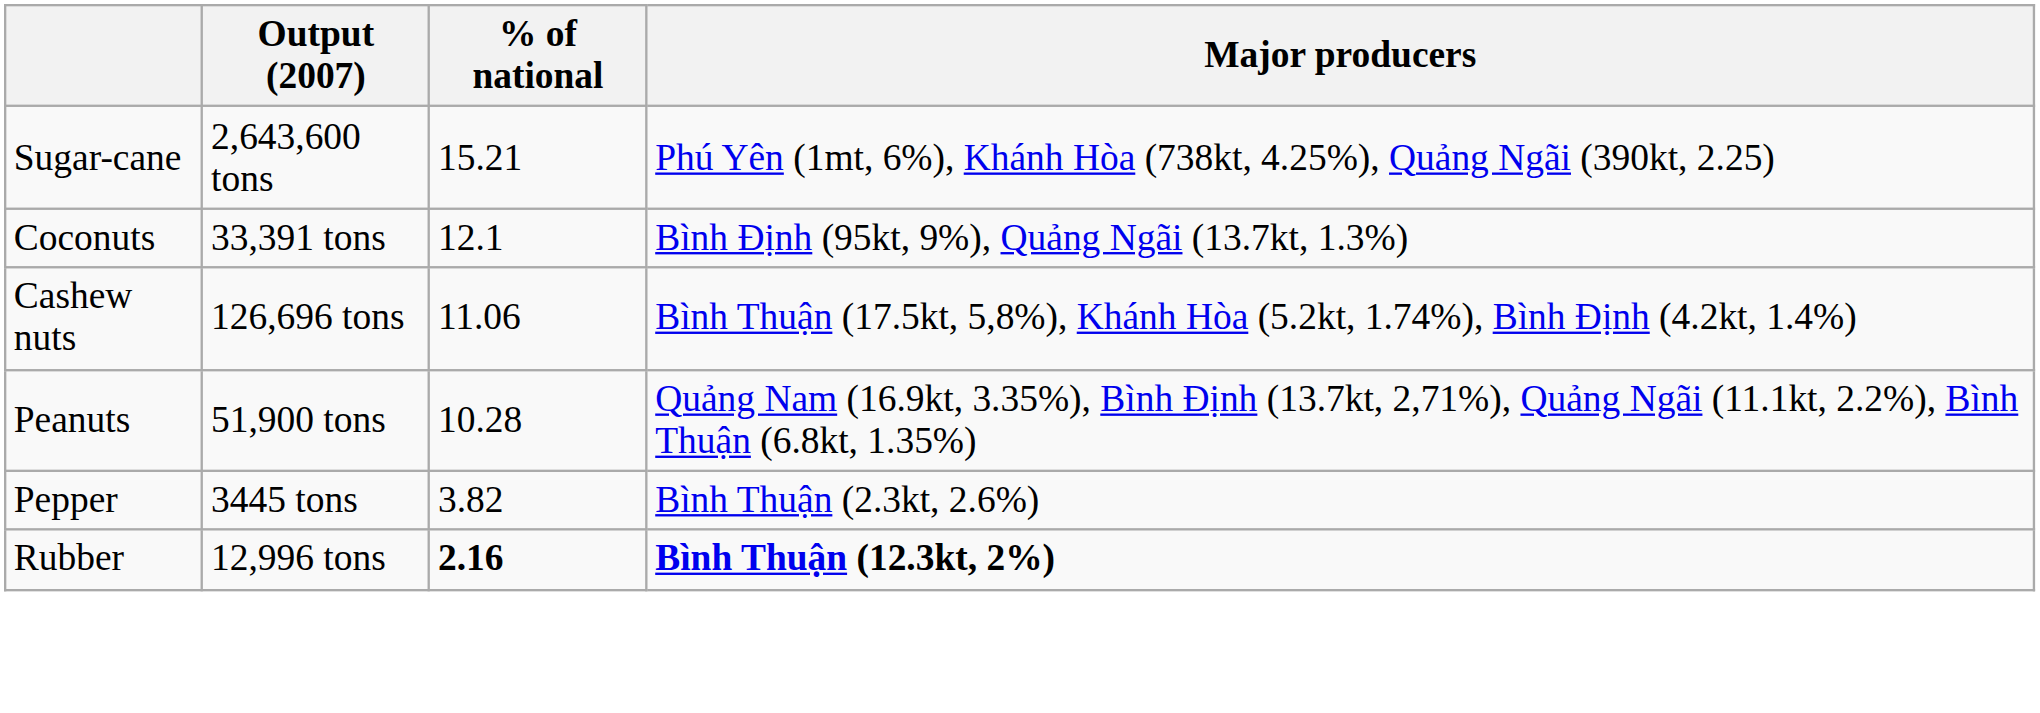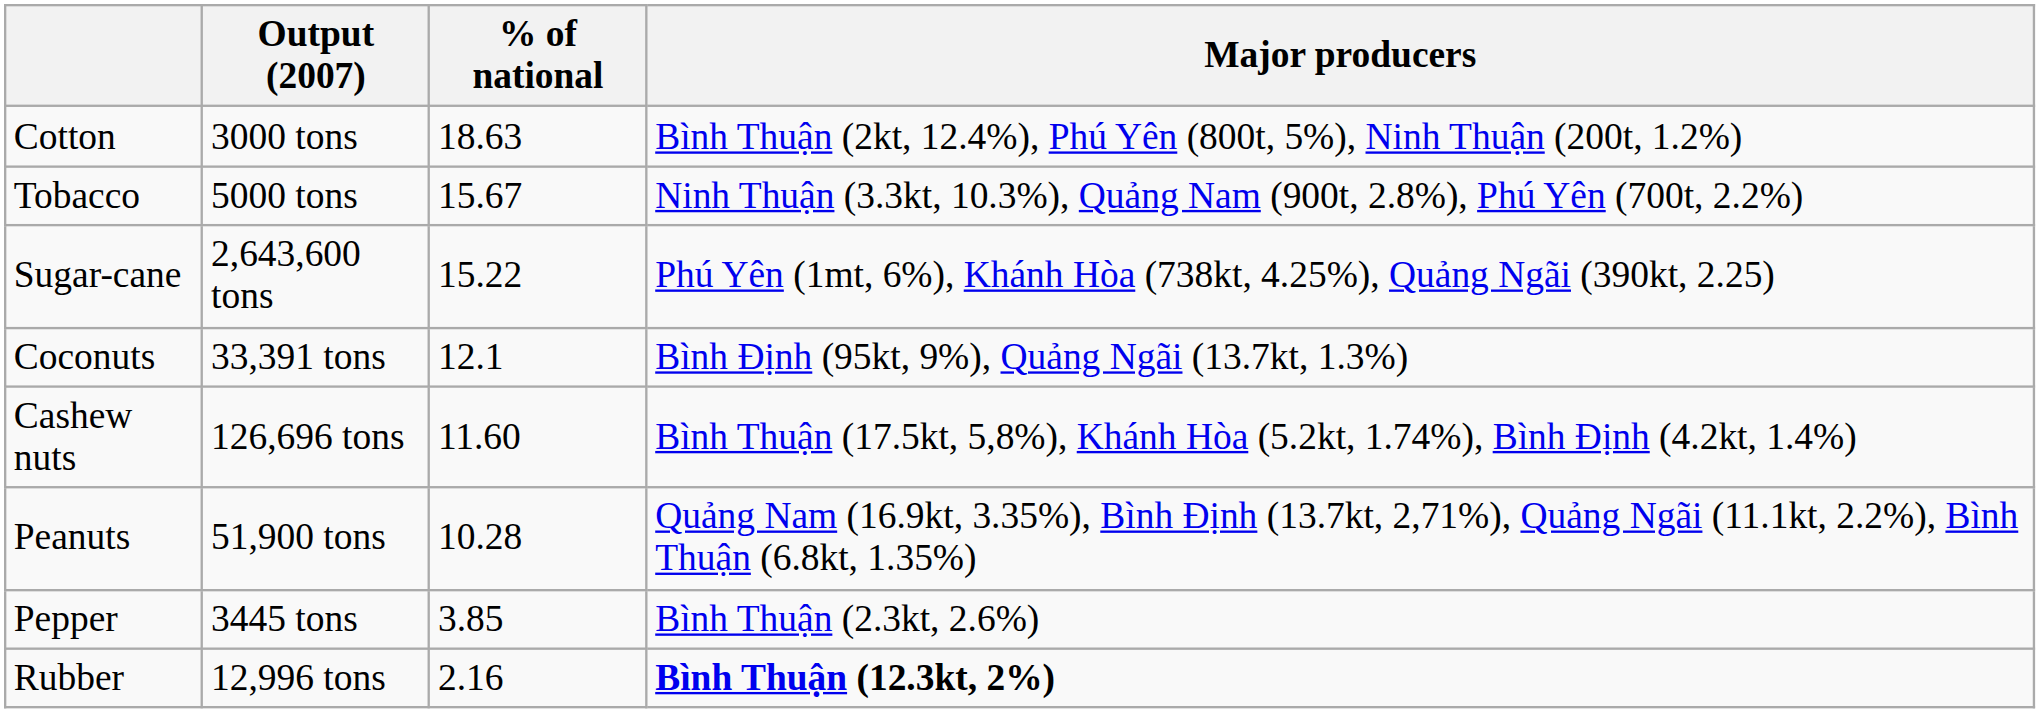+ row: (65, 135)
+ row: (77, 195)
(480, 156) 15.21 -> (480, 275) 15.22
(479, 317) 11.06 -> (479, 436) 11.60
(471, 499) 3.82 -> (471, 618) 3.85
(471, 558) bold -> (471, 677) normal
